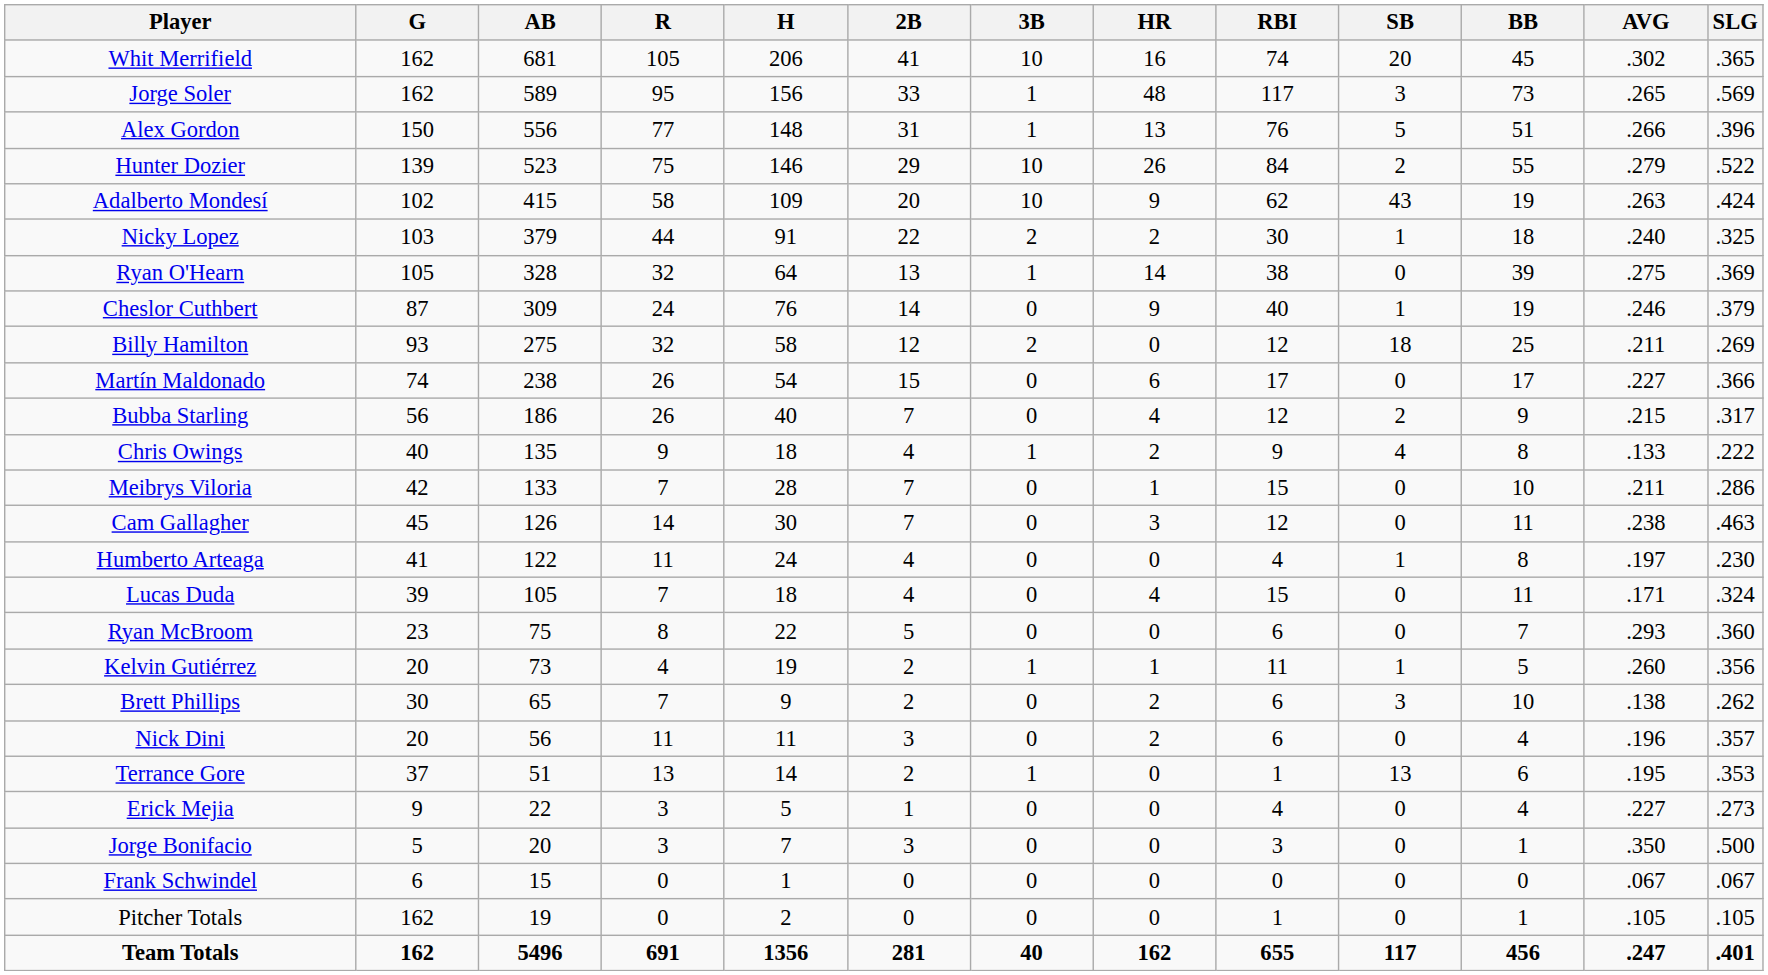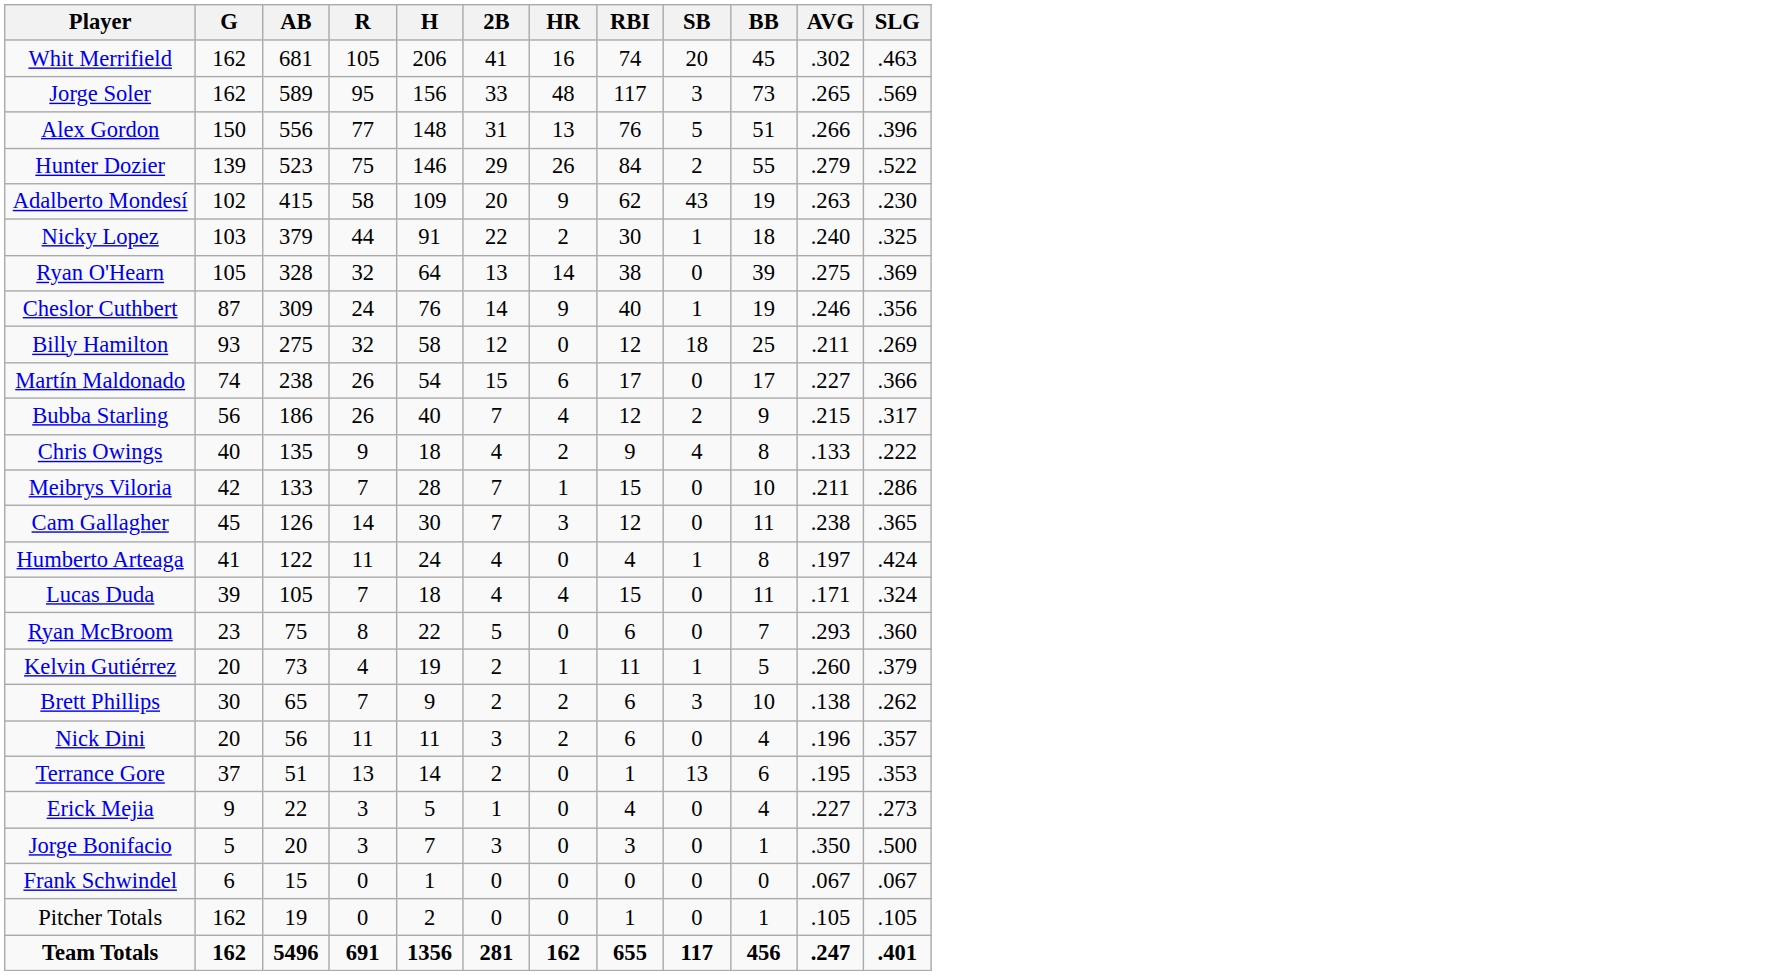- column: (1032, 22)
(1735, 58) .365 -> (897, 58) .463
(1735, 201) .424 -> (897, 201) .230
(1735, 308) .379 -> (897, 308) .356
(1735, 523) .463 -> (897, 523) .365
(1735, 559) .230 -> (897, 559) .424
(1735, 666) .356 -> (897, 666) .379
